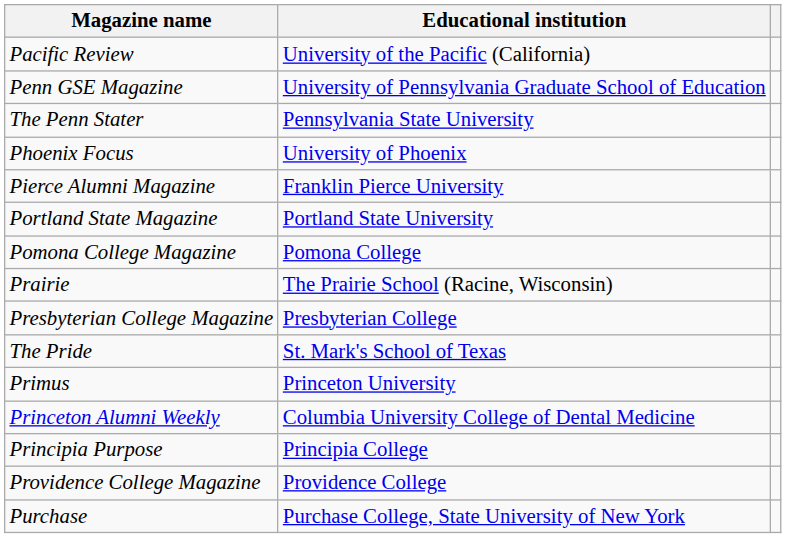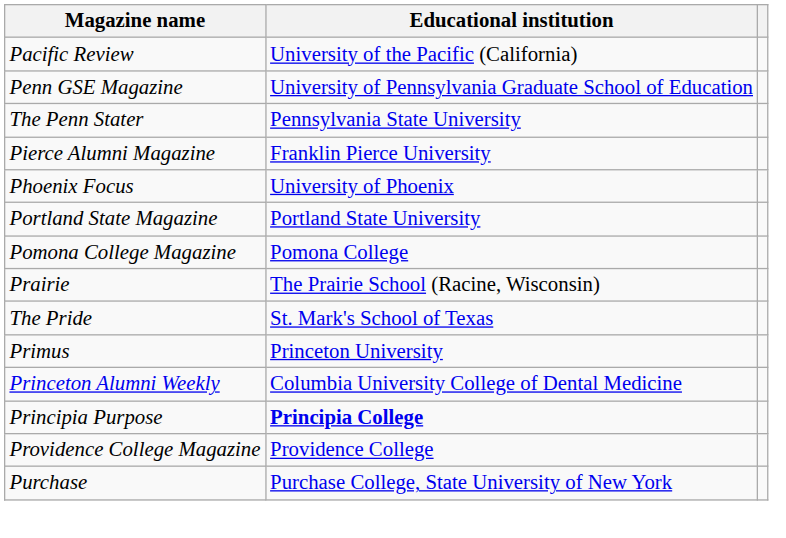rows swapped: (72, 152) <-> (112, 185)
- row: (141, 317)
(355, 449) normal -> (347, 416) bold
